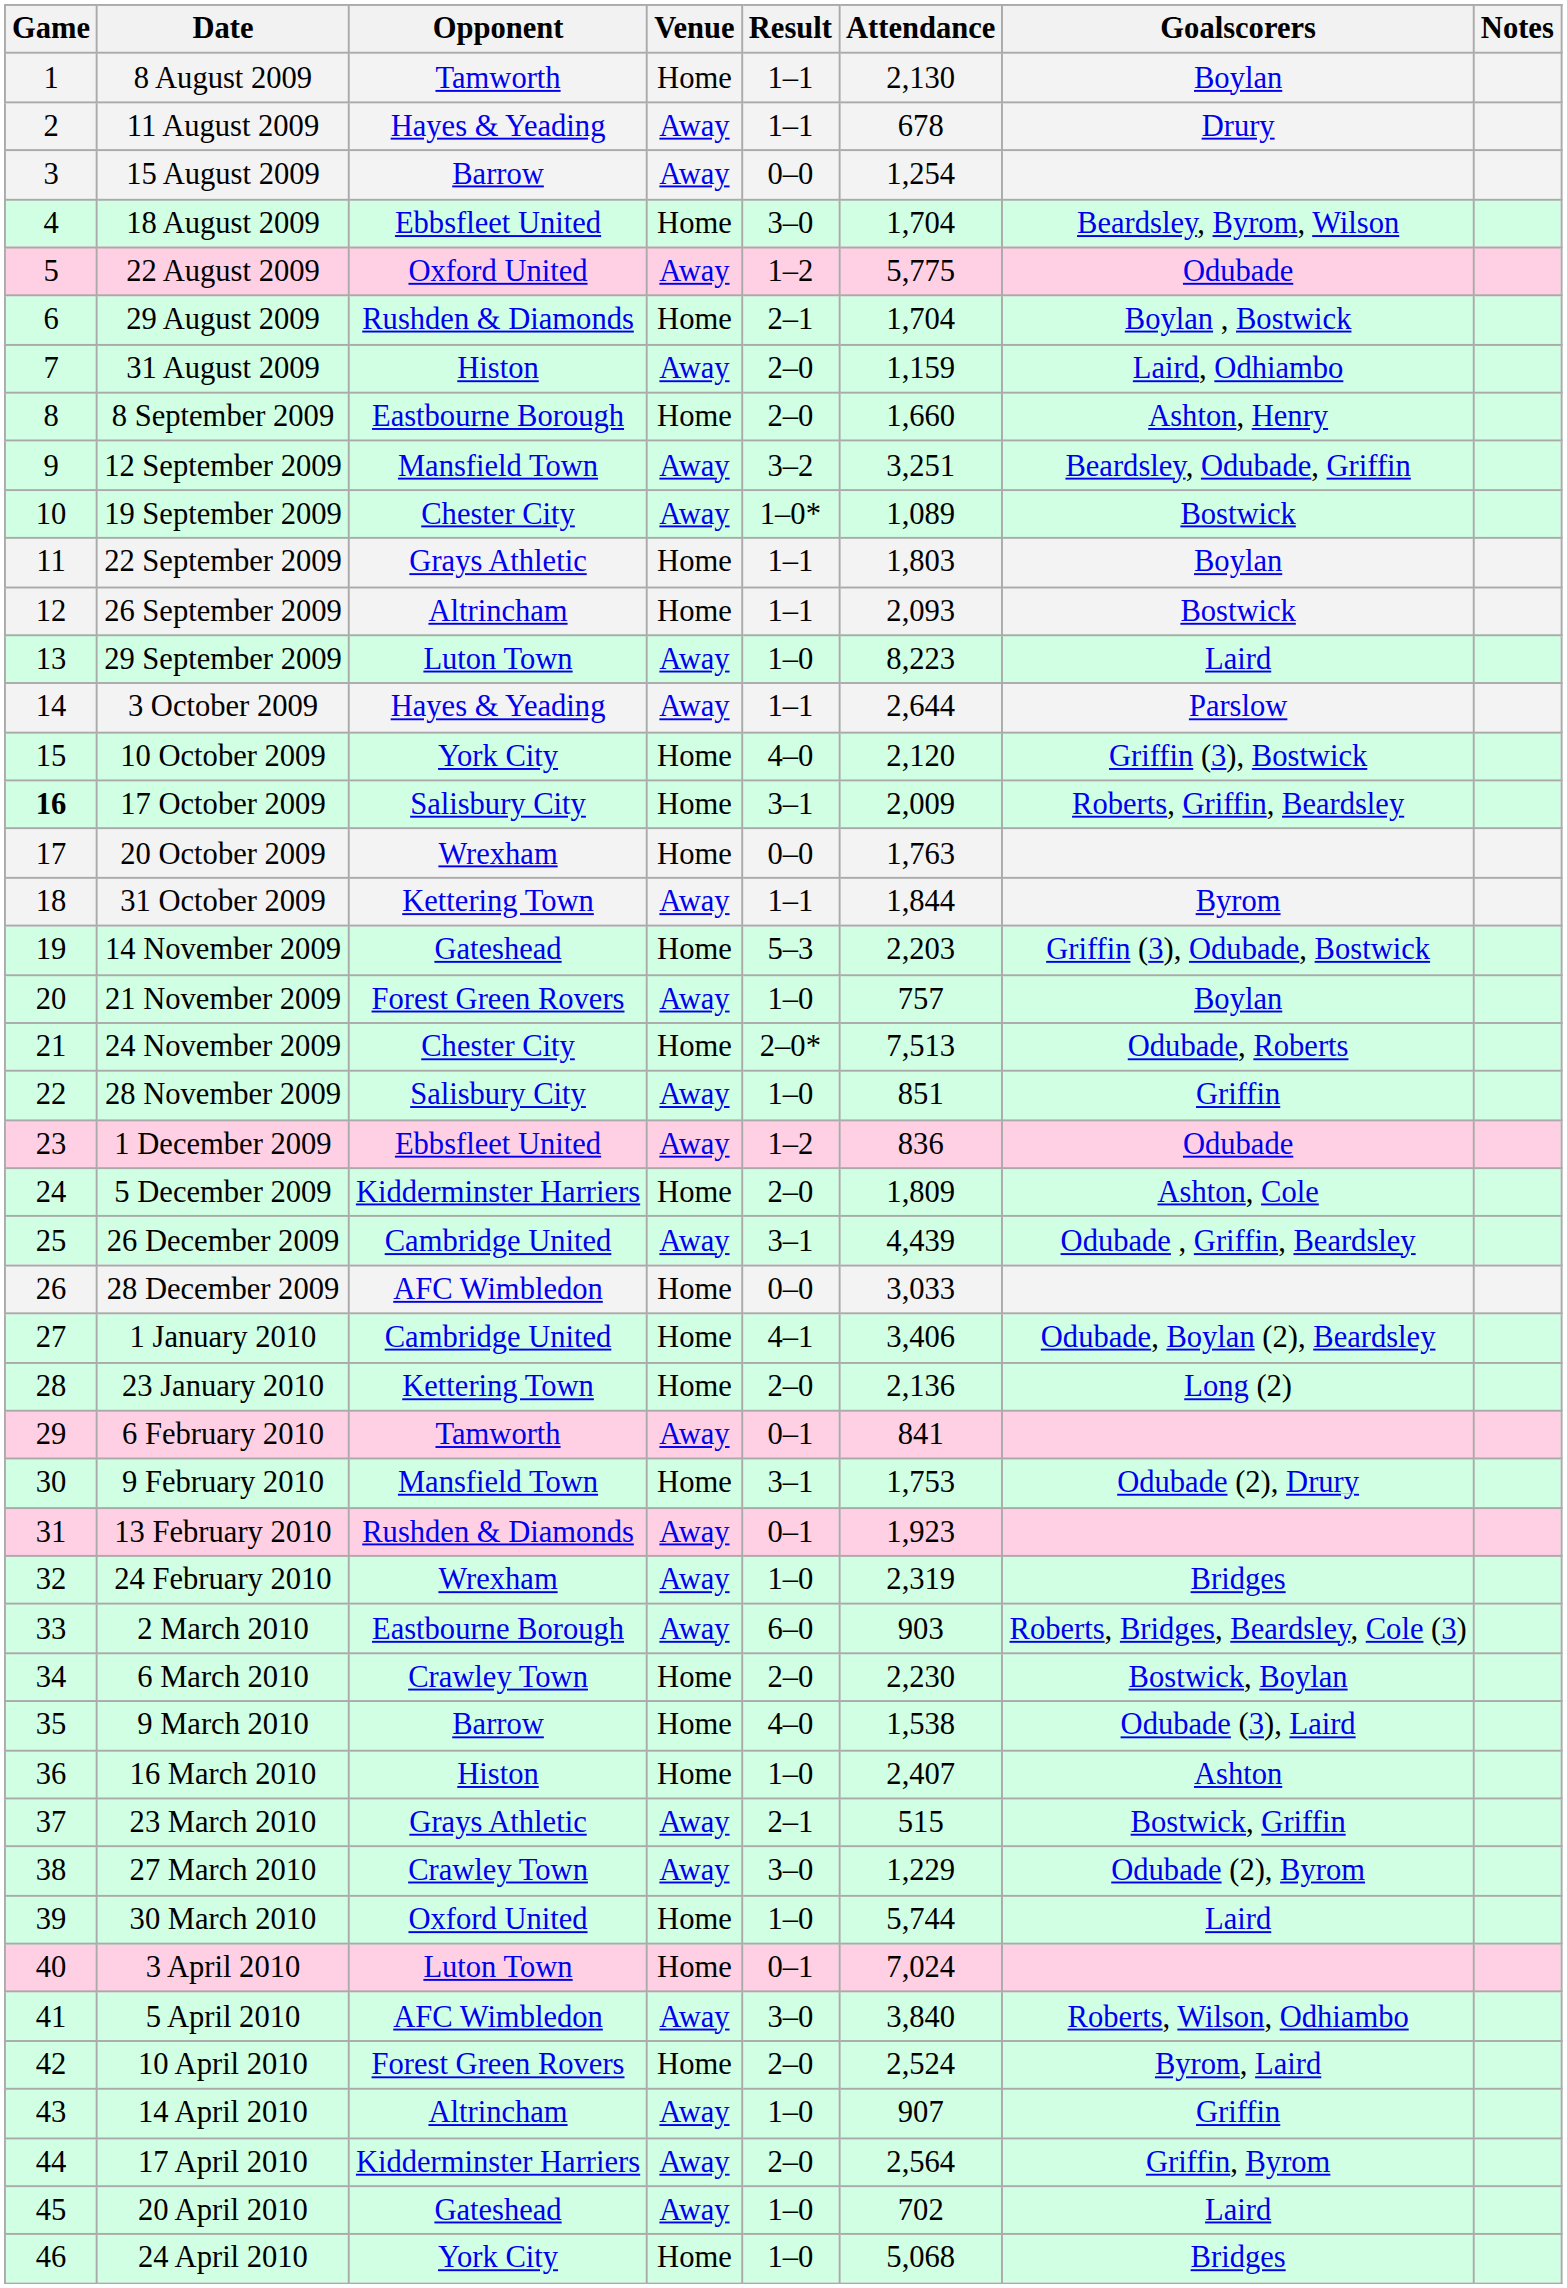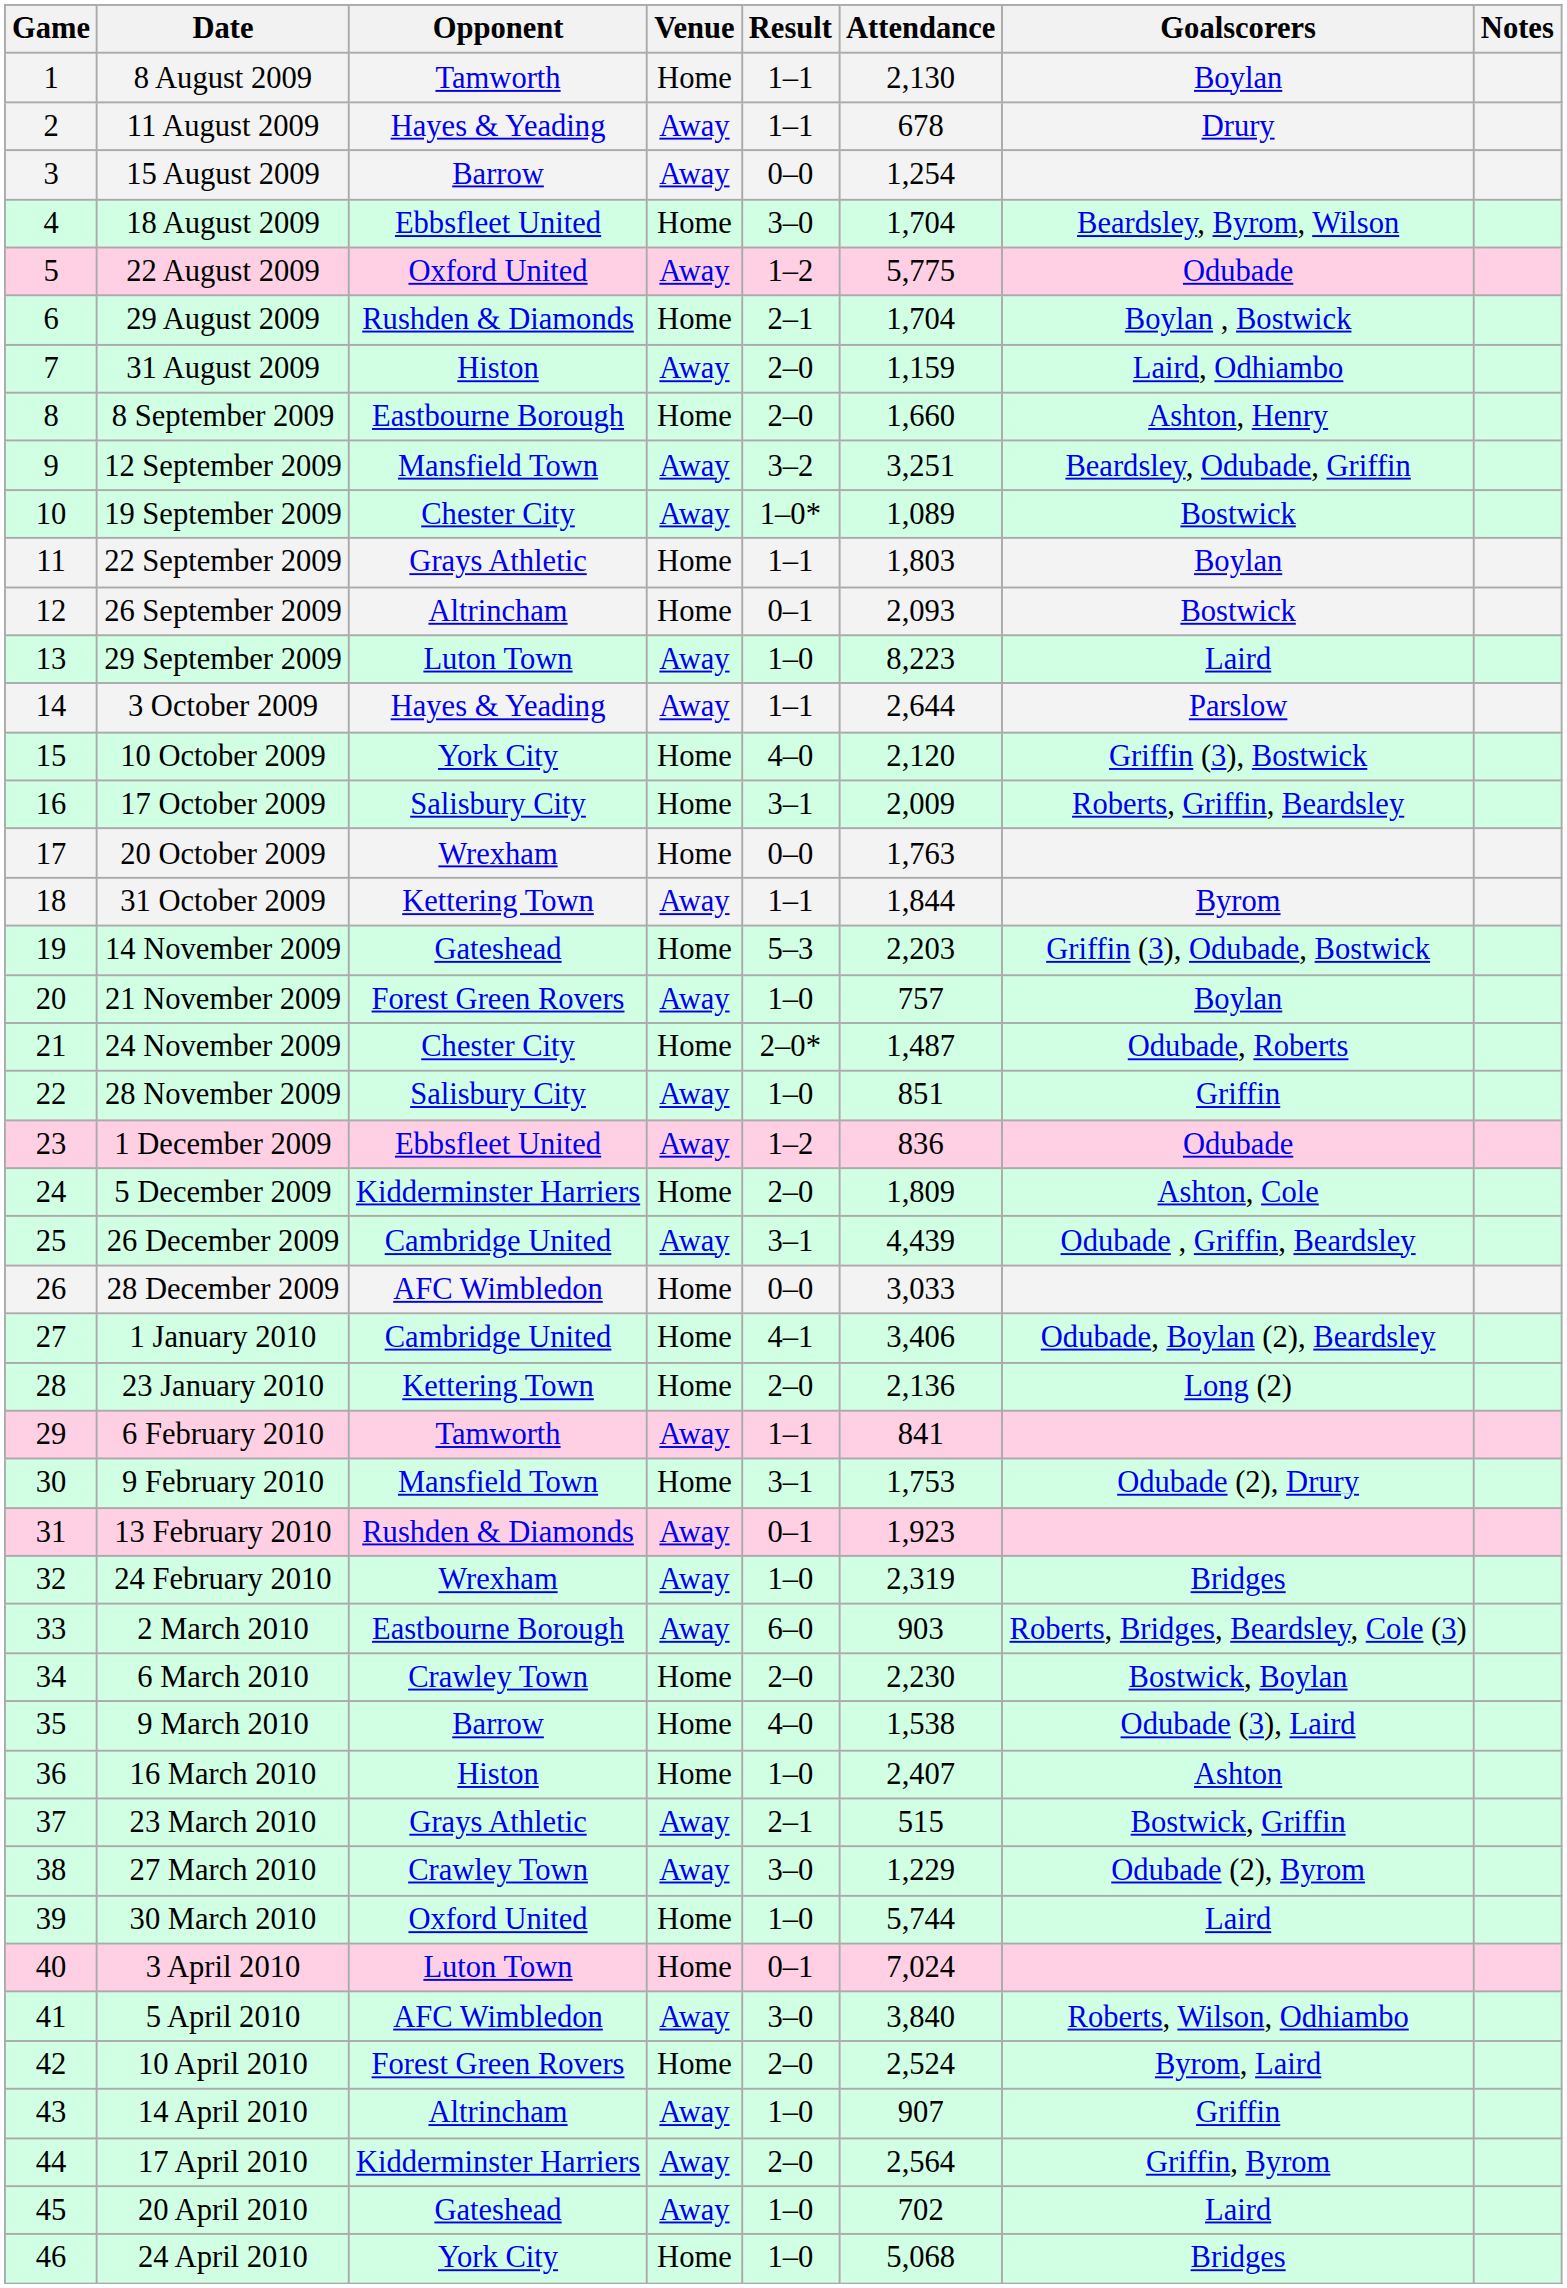(790, 610) 1–1 -> (790, 610) 0–1
(51, 804) bold -> (51, 804) normal
(921, 1046) 7,513 -> (921, 1046) 1,487
(790, 1434) 0–1 -> (790, 1434) 1–1
